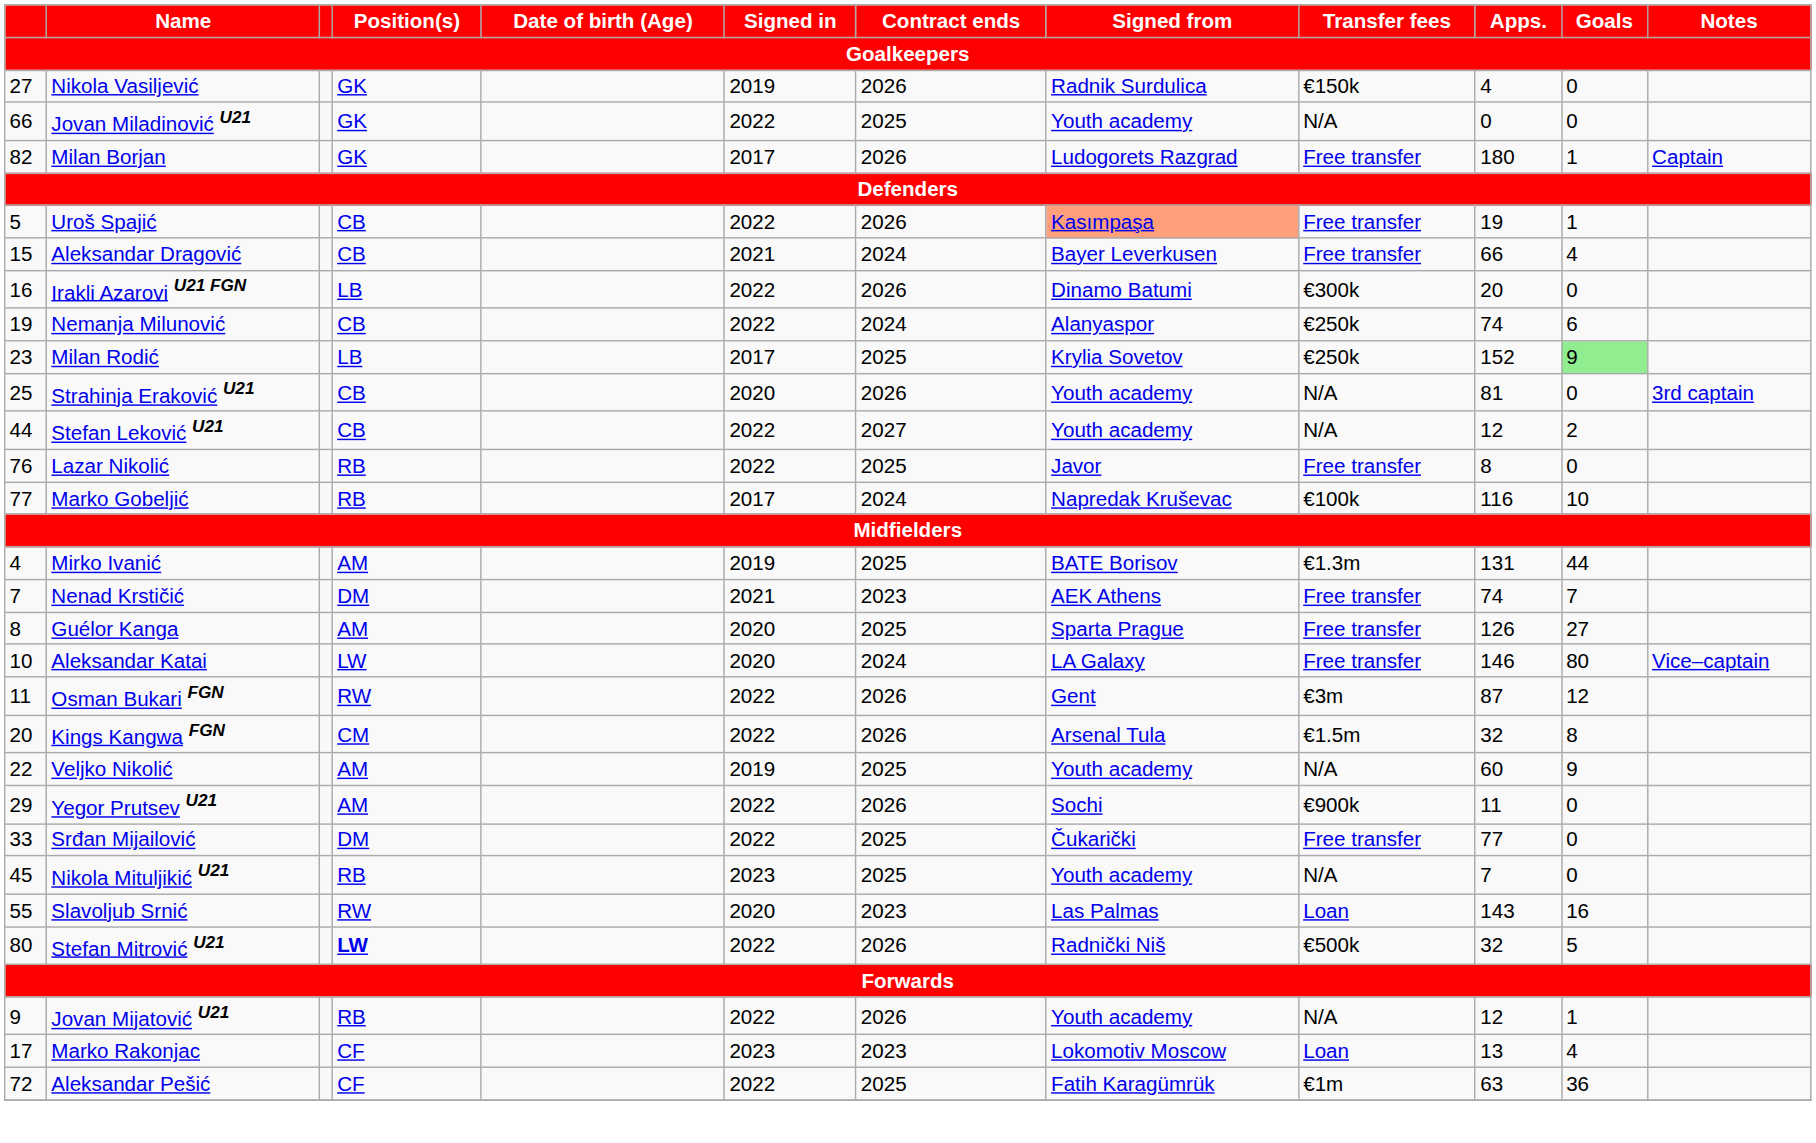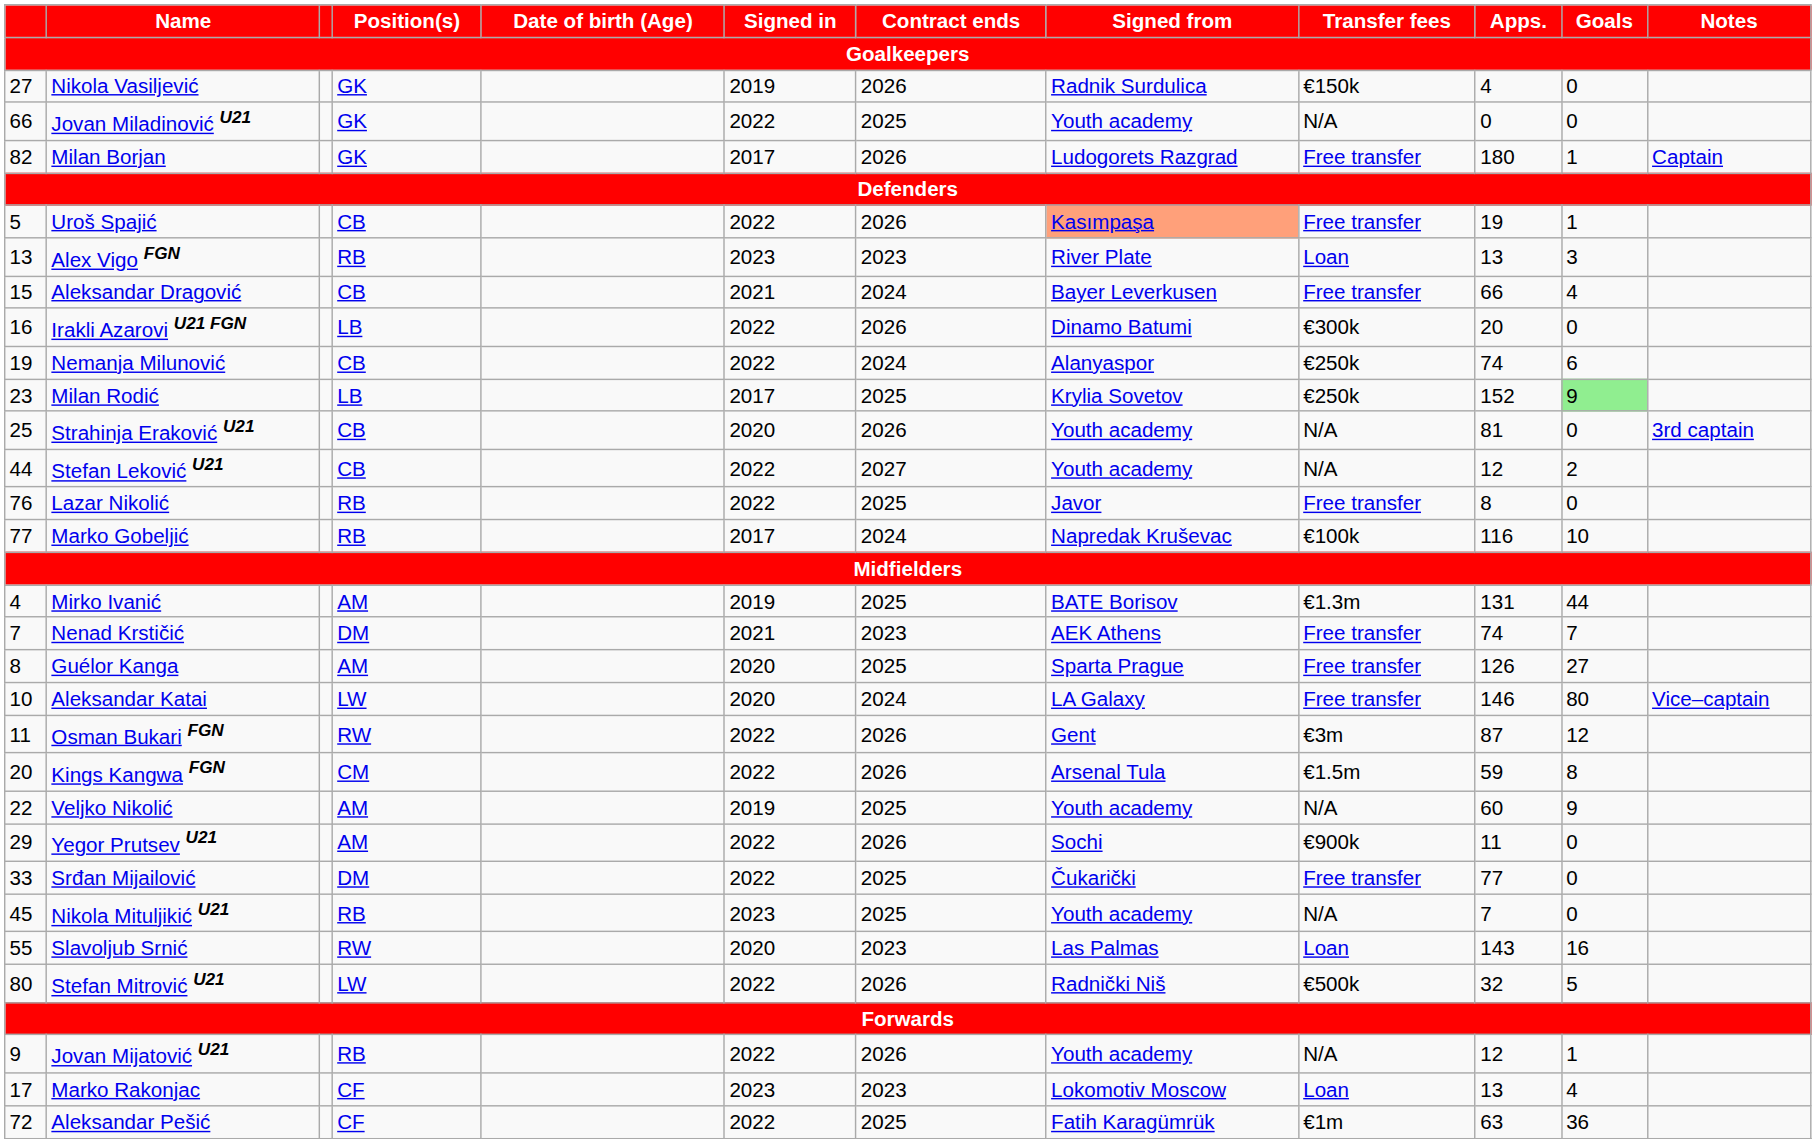+ row: (116, 257)
(1492, 734) 32 -> (1492, 772) 59
(353, 946) bold -> (352, 984) normal
